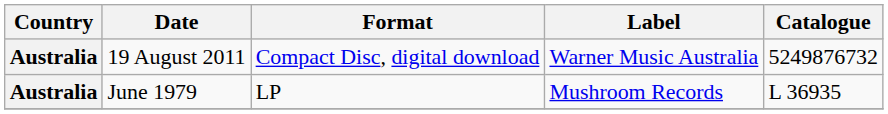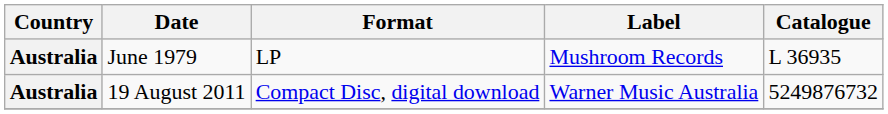rows swapped: (152, 91) <-> (177, 56)
